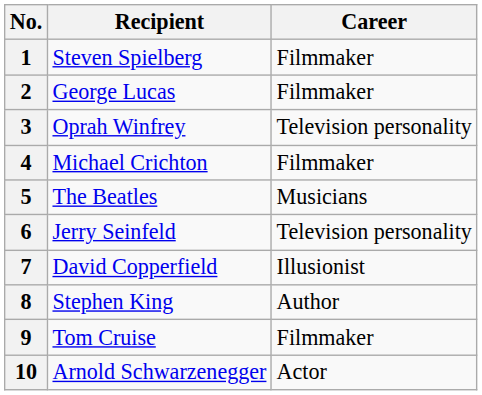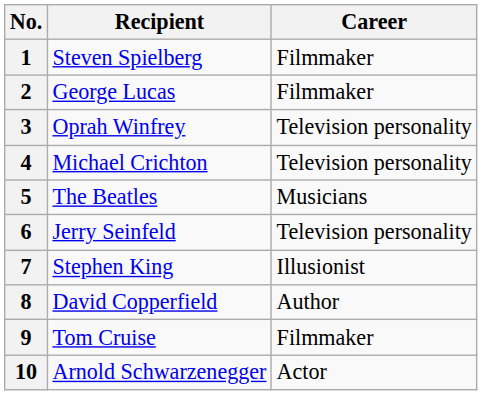(325, 162) Filmmaker -> (374, 162) Television personality
(135, 267) David Copperfield -> (113, 267) Stephen King
(113, 302) Stephen King -> (135, 302) David Copperfield
